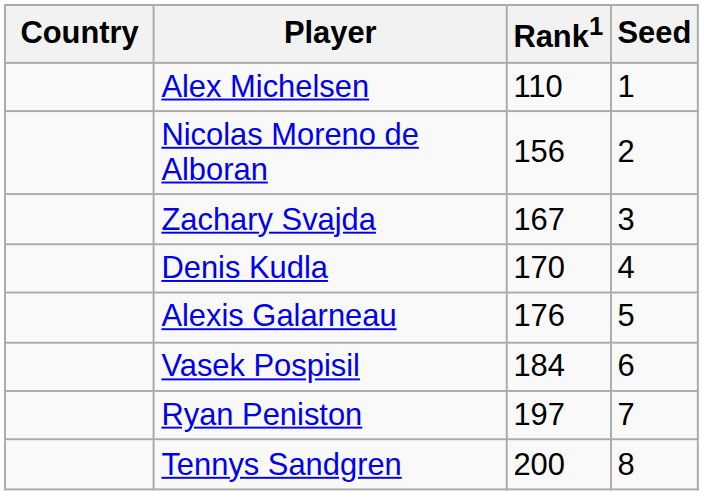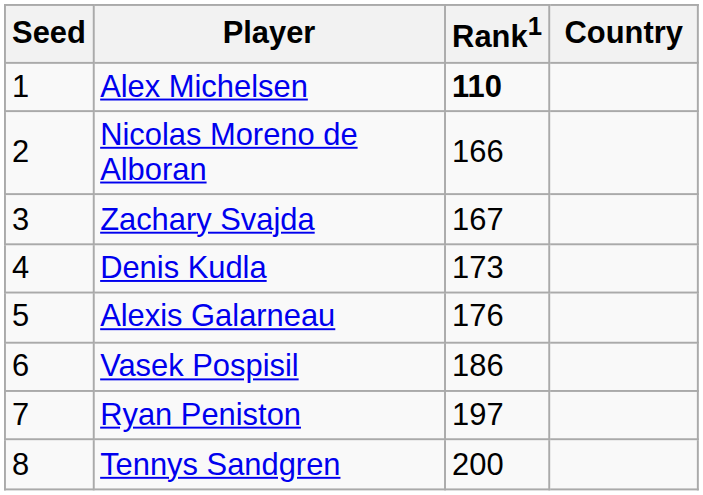columns swapped: (80, 33) <-> (654, 33)
(538, 86) normal -> (477, 86) bold
(539, 152) 156 -> (478, 152) 166
(539, 267) 170 -> (478, 267) 173
(539, 365) 184 -> (478, 365) 186
